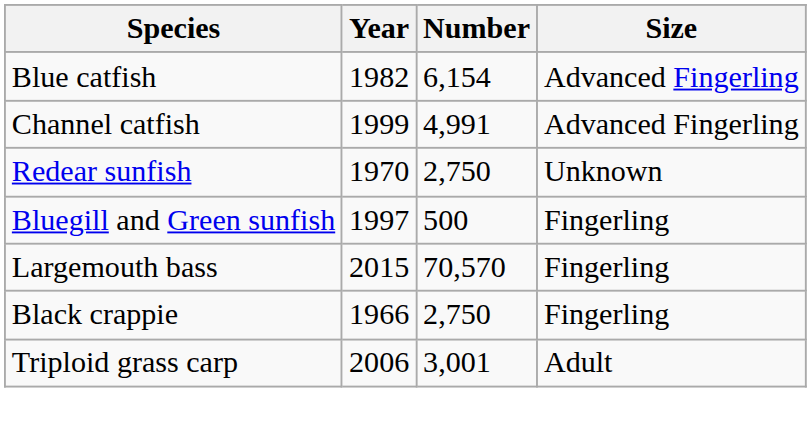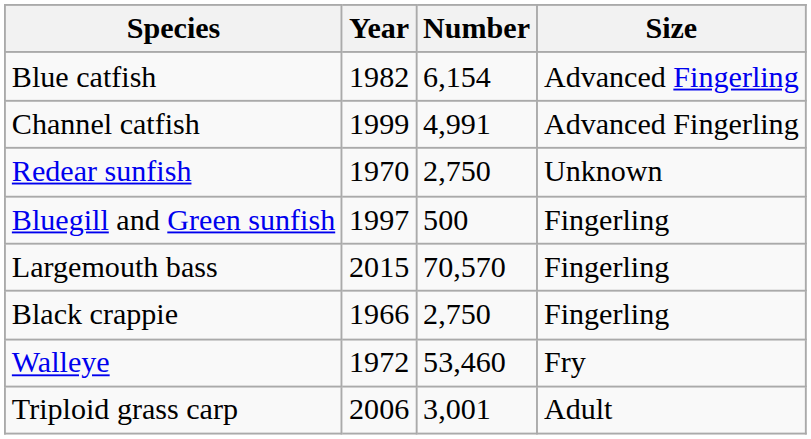+ row: (61, 362)
